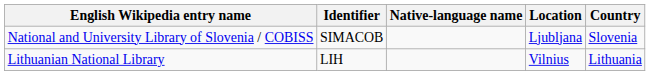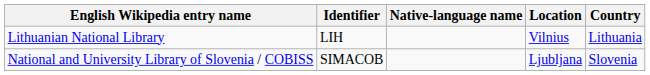rows swapped: (86, 59) <-> (161, 37)
